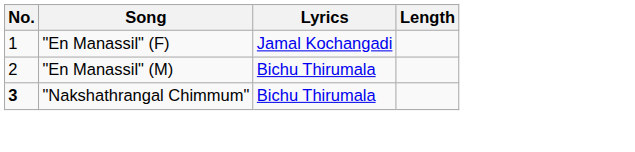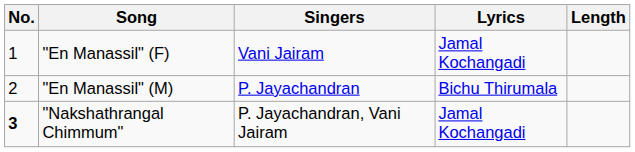+ column: (334, 17)
(316, 95) Bichu Thirumala -> (482, 123) Jamal Kochangadi
